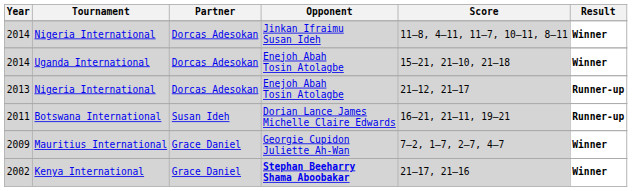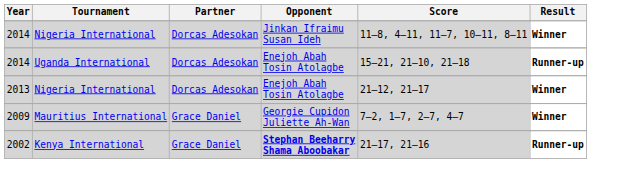(590, 62) Winner -> (558, 62) Runner-up
(598, 89) Runner-up -> (549, 89) Winner
- row: (18, 117)
(590, 172) Winner -> (558, 144) Runner-up
